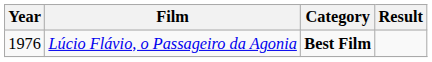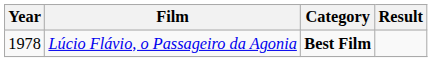(25, 43) 1976 -> (25, 43) 1978
